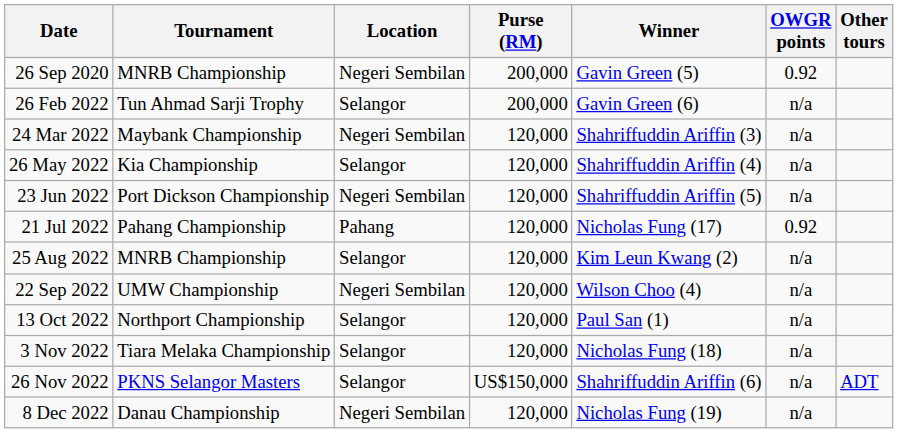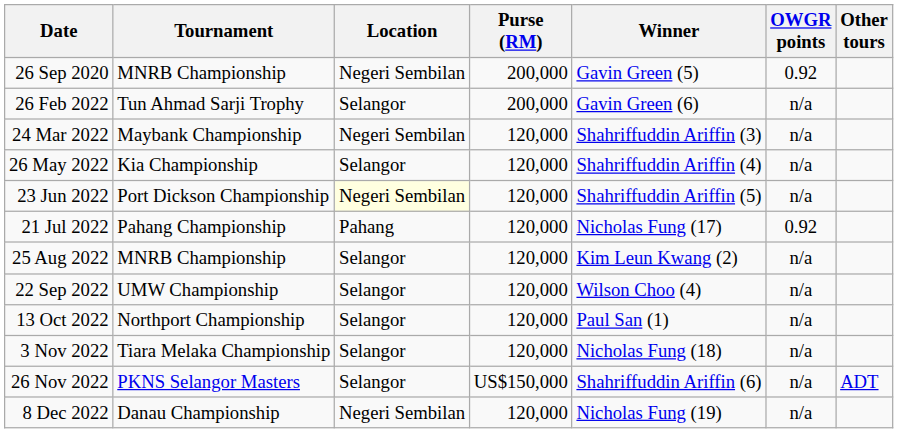(402, 196) no background -> (402, 196) lightyellow background
(402, 288) Negeri Sembilan -> (372, 288) Selangor
